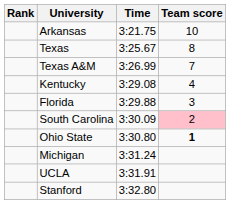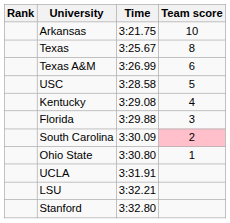(192, 66) 7 -> (192, 66) 6
+ row: (51, 84)
(192, 137) bold -> (192, 155) normal
- row: (62, 155)
+ row: (50, 191)
